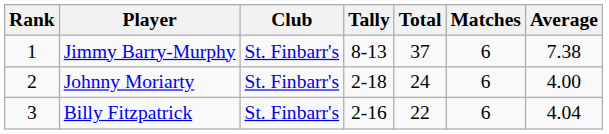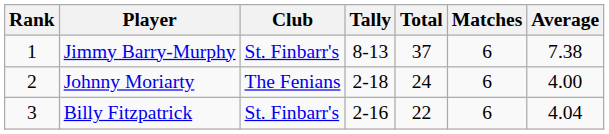(292, 81) St. Finbarr's -> (293, 81) The Fenians
